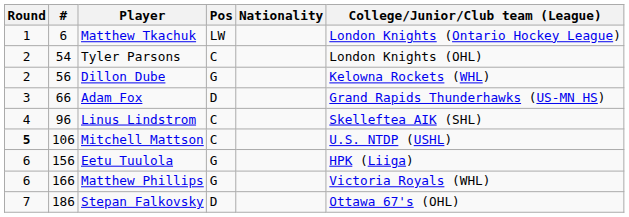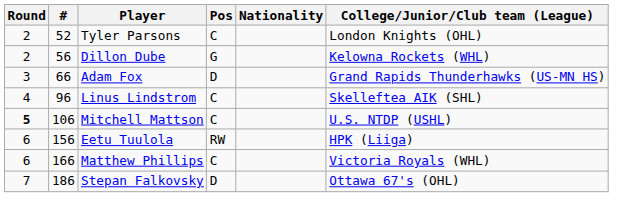- row: (139, 36)
(63, 56) 54 -> (63, 36) 52
(214, 160) G -> (217, 139) RW
(214, 181) G -> (214, 160) C
